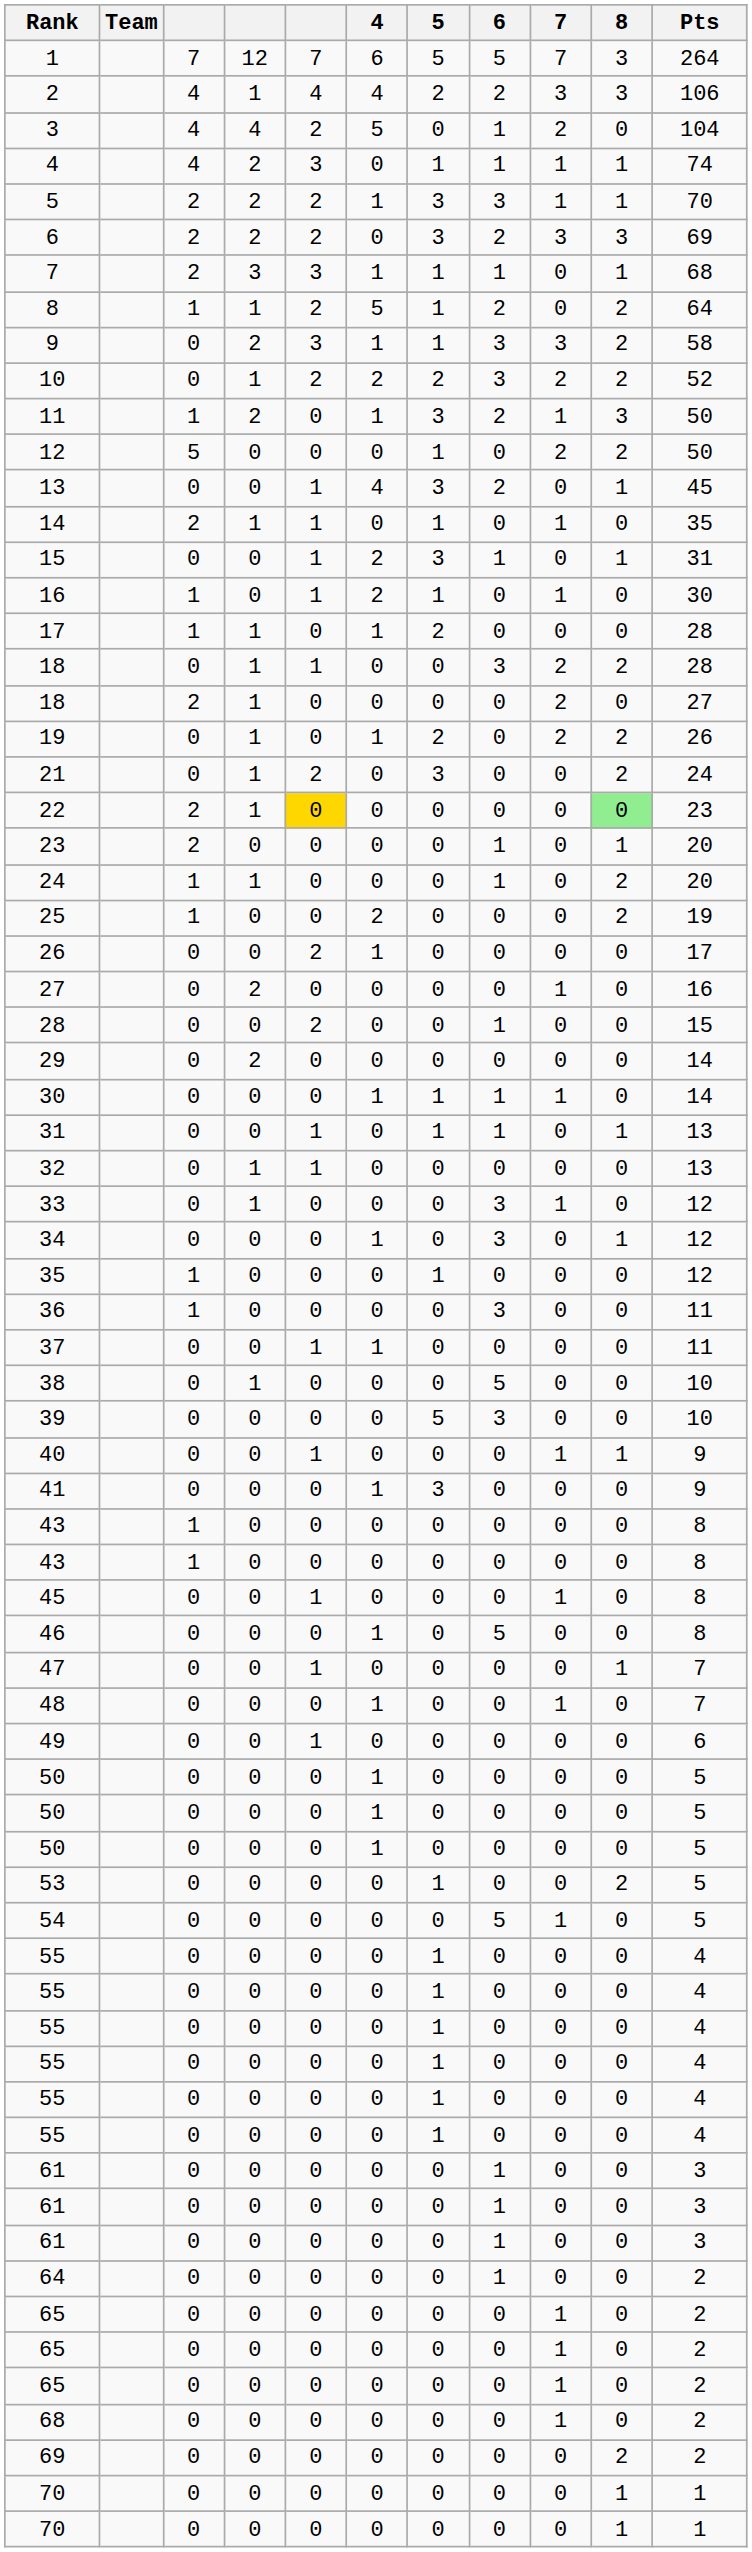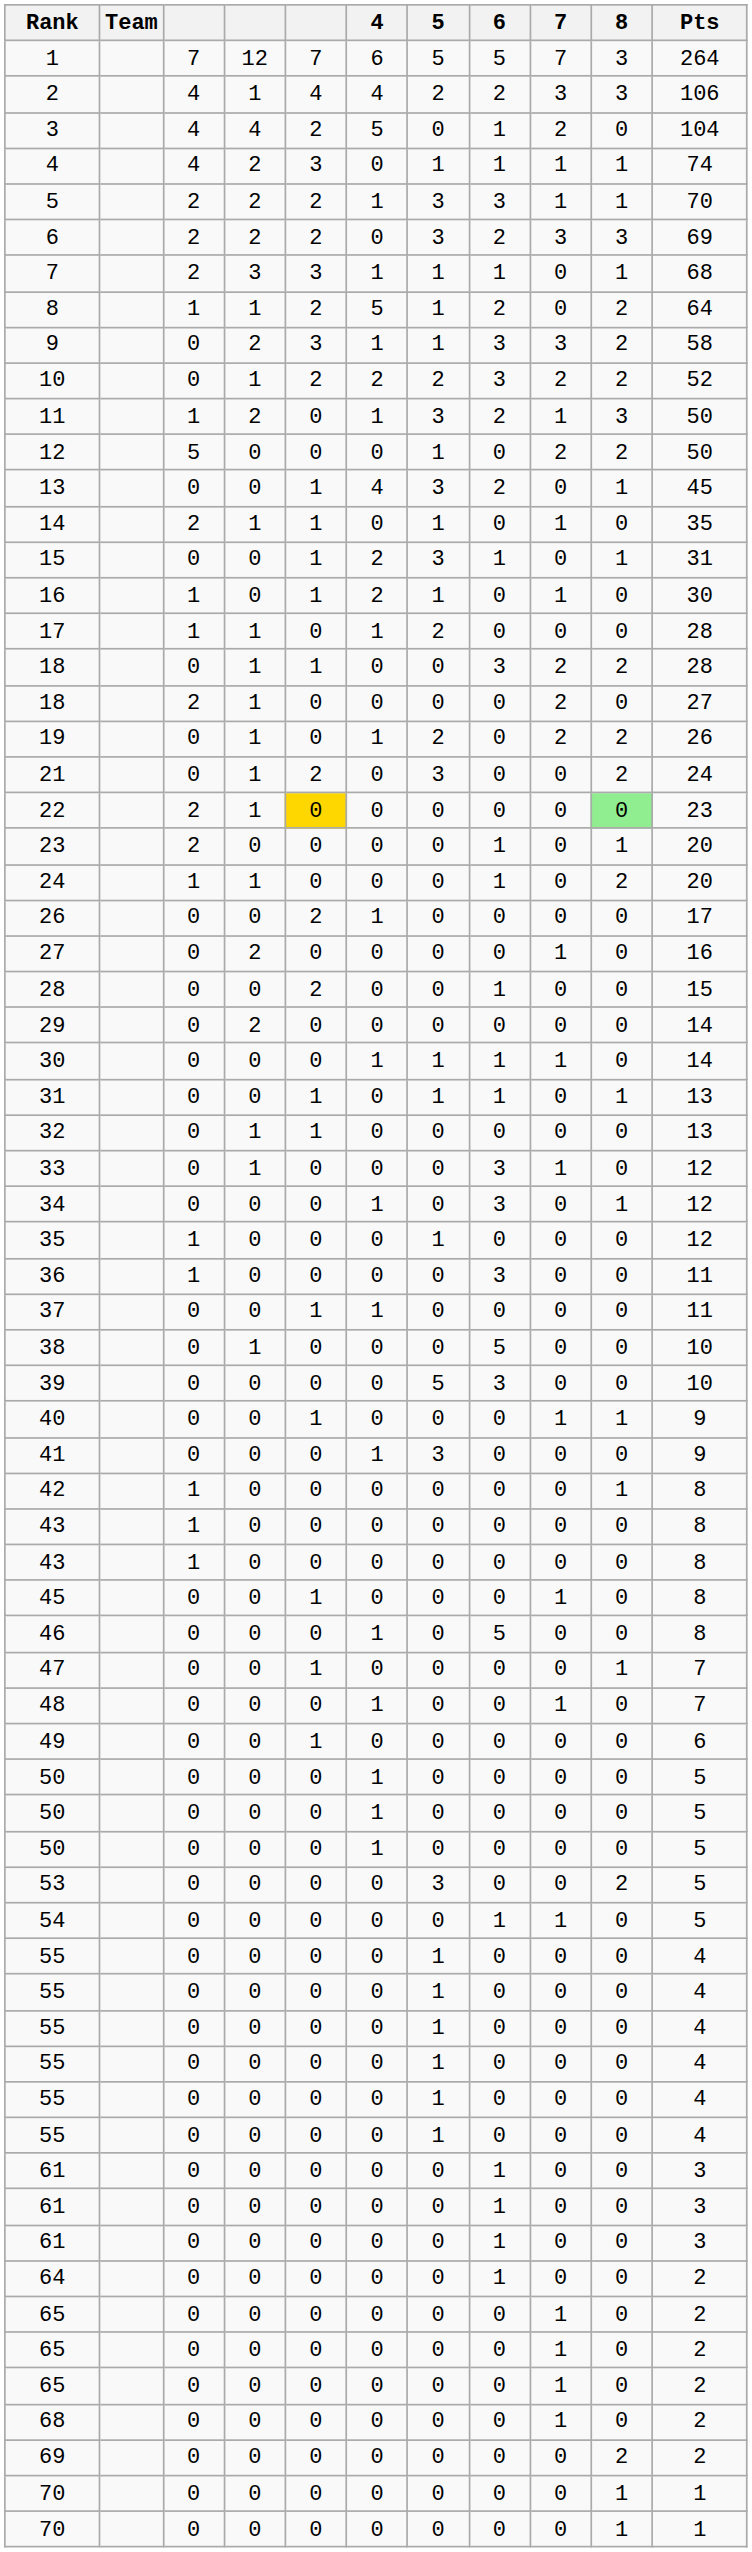- row: (52, 918)
+ row: (52, 1491)
(438, 1885) 1 -> (438, 1885) 3
(499, 1921) 5 -> (499, 1921) 1
